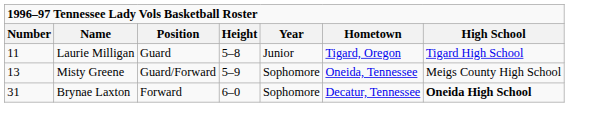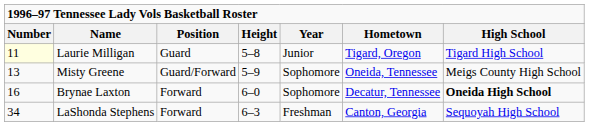(13, 53) no background -> (13, 53) lightyellow background
(13, 92) 31 -> (13, 92) 16
+ row: (105, 111)
